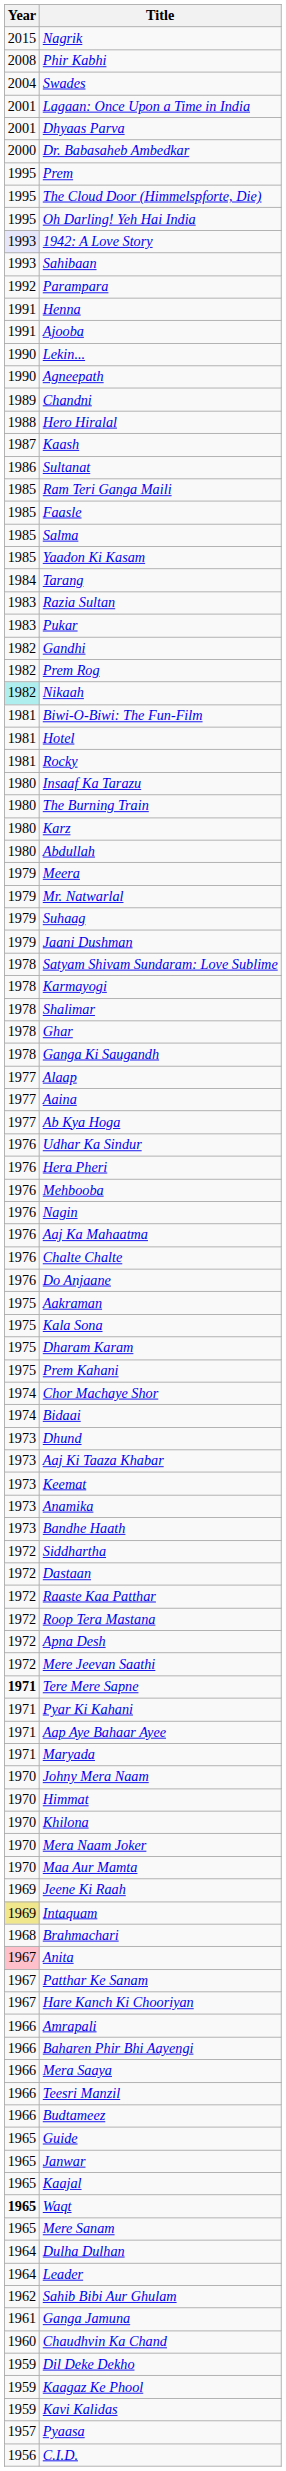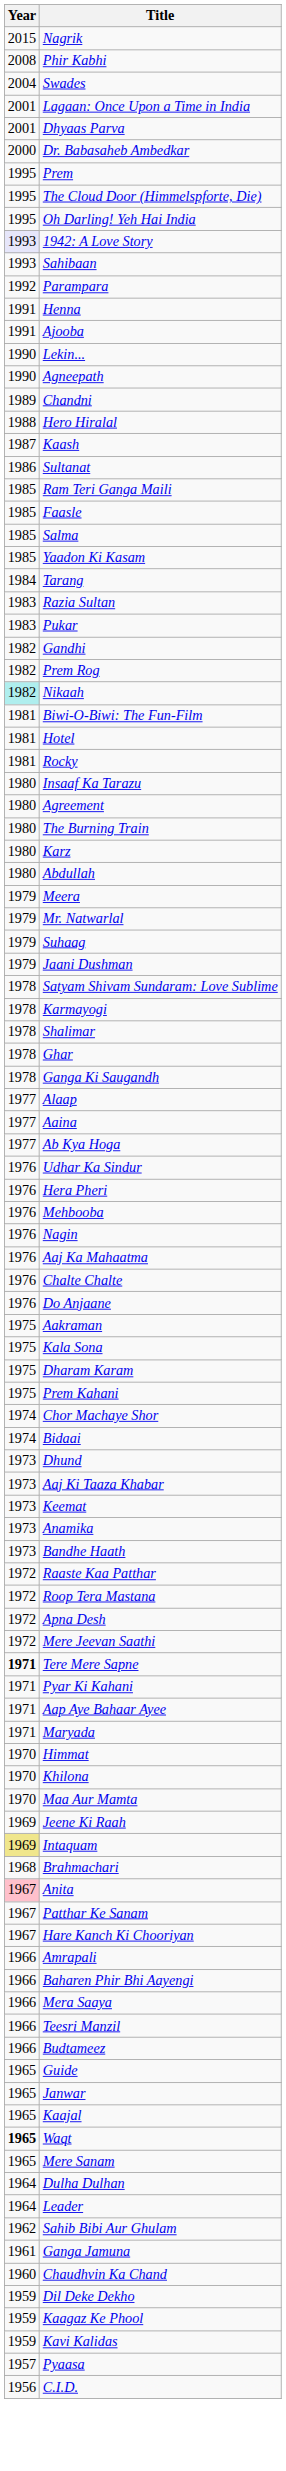+ row: (73, 806)
- row: (74, 1551)
- row: (67, 1574)
- row: (96, 1777)
- row: (95, 1845)
